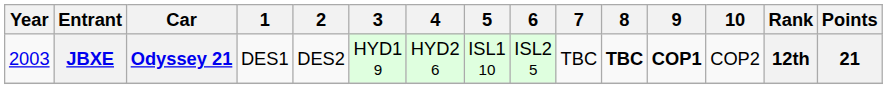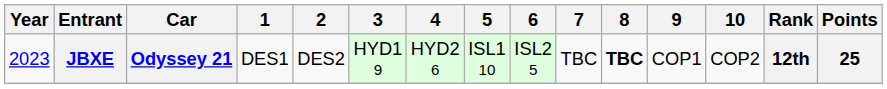(29, 59) 2003 -> (29, 59) 2023
(677, 59) bold -> (677, 59) normal
(850, 59) 21 -> (850, 59) 25
